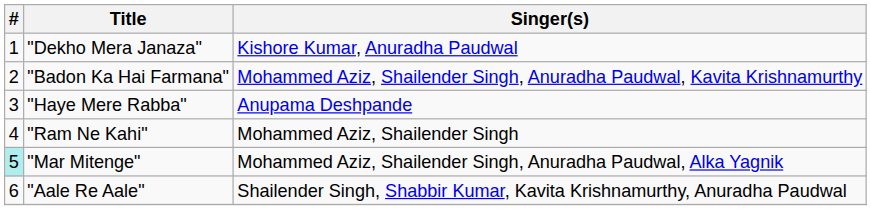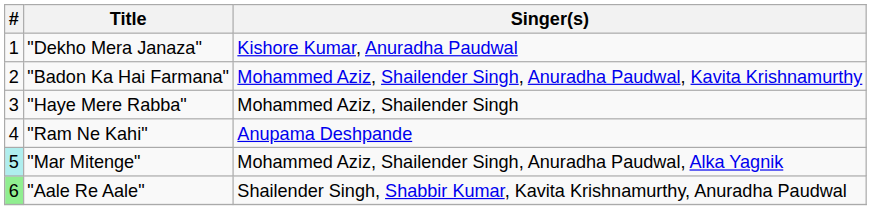(325, 105) Anupama Deshpande -> (378, 105) Mohammed Aziz, Shailender Singh
(378, 134) Mohammed Aziz, Shailender Singh -> (325, 134) Anupama Deshpande
(14, 191) no background -> (14, 191) lightgreen background
